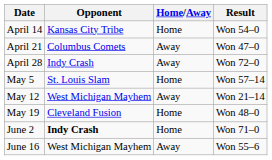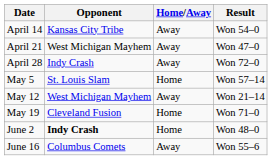(169, 29) Home -> (168, 29) Away
(86, 46) Columbus Comets -> (99, 46) West Michigan Mayhem
(238, 113) Won 48–0 -> (238, 113) Won 71–0
(238, 130) Won 71–0 -> (238, 130) Won 48–0
(99, 146) West Michigan Mayhem -> (86, 146) Columbus Comets
